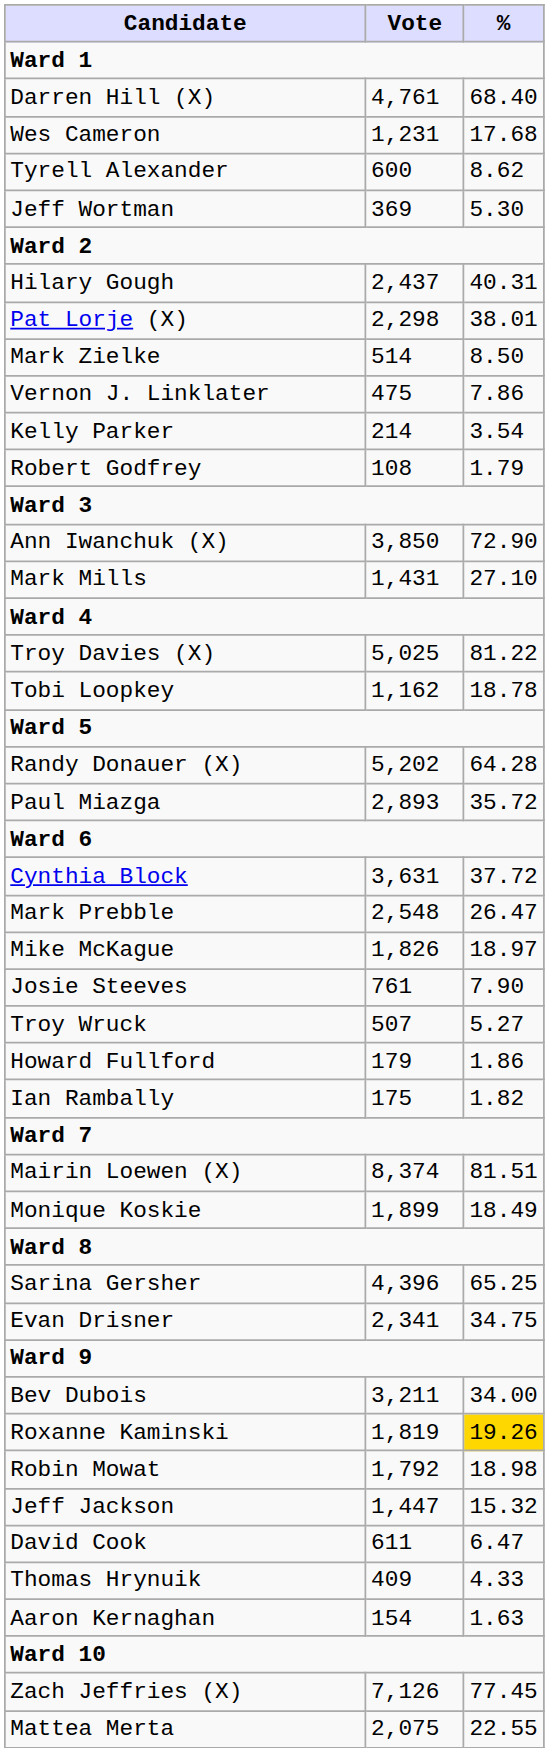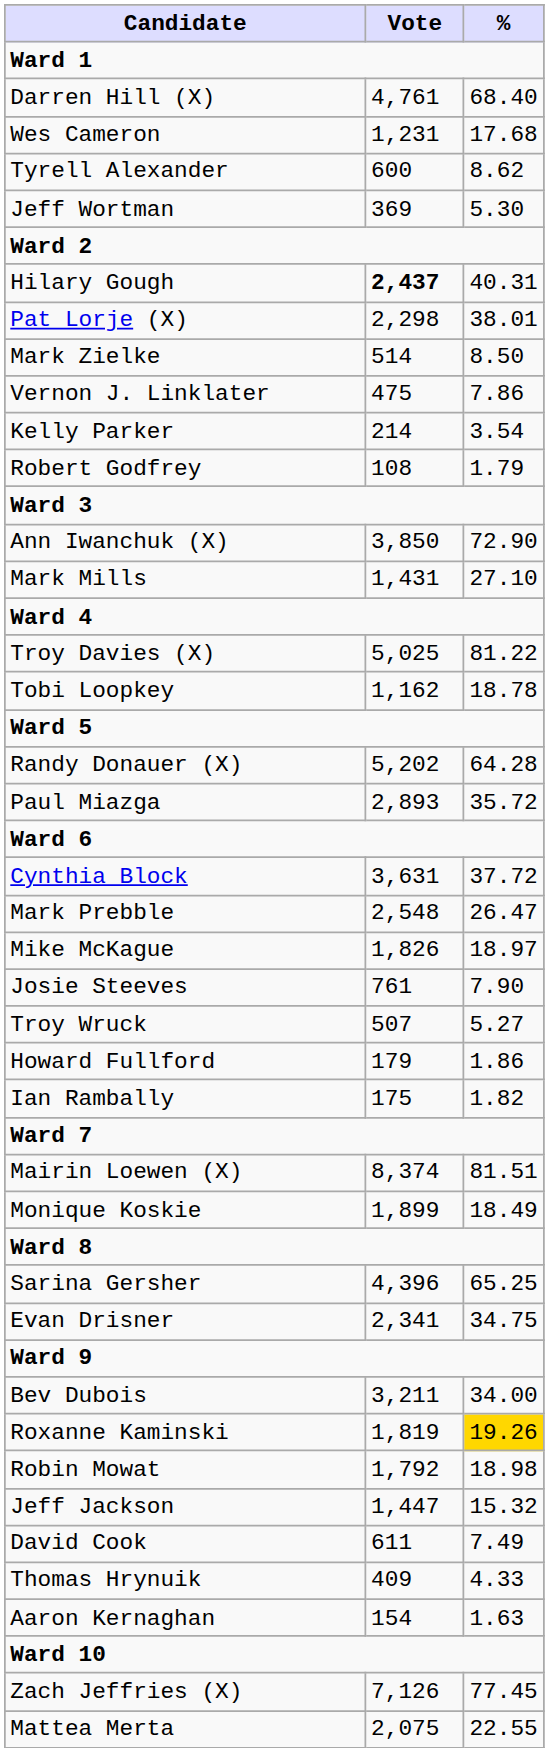(405, 283) normal -> (405, 283) bold
(497, 1544) 6.47 -> (497, 1544) 7.49
